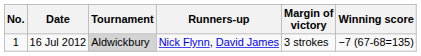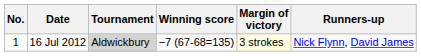columns swapped: (376, 19) <-> (219, 19)
(306, 43) no background -> (261, 43) lightyellow background
